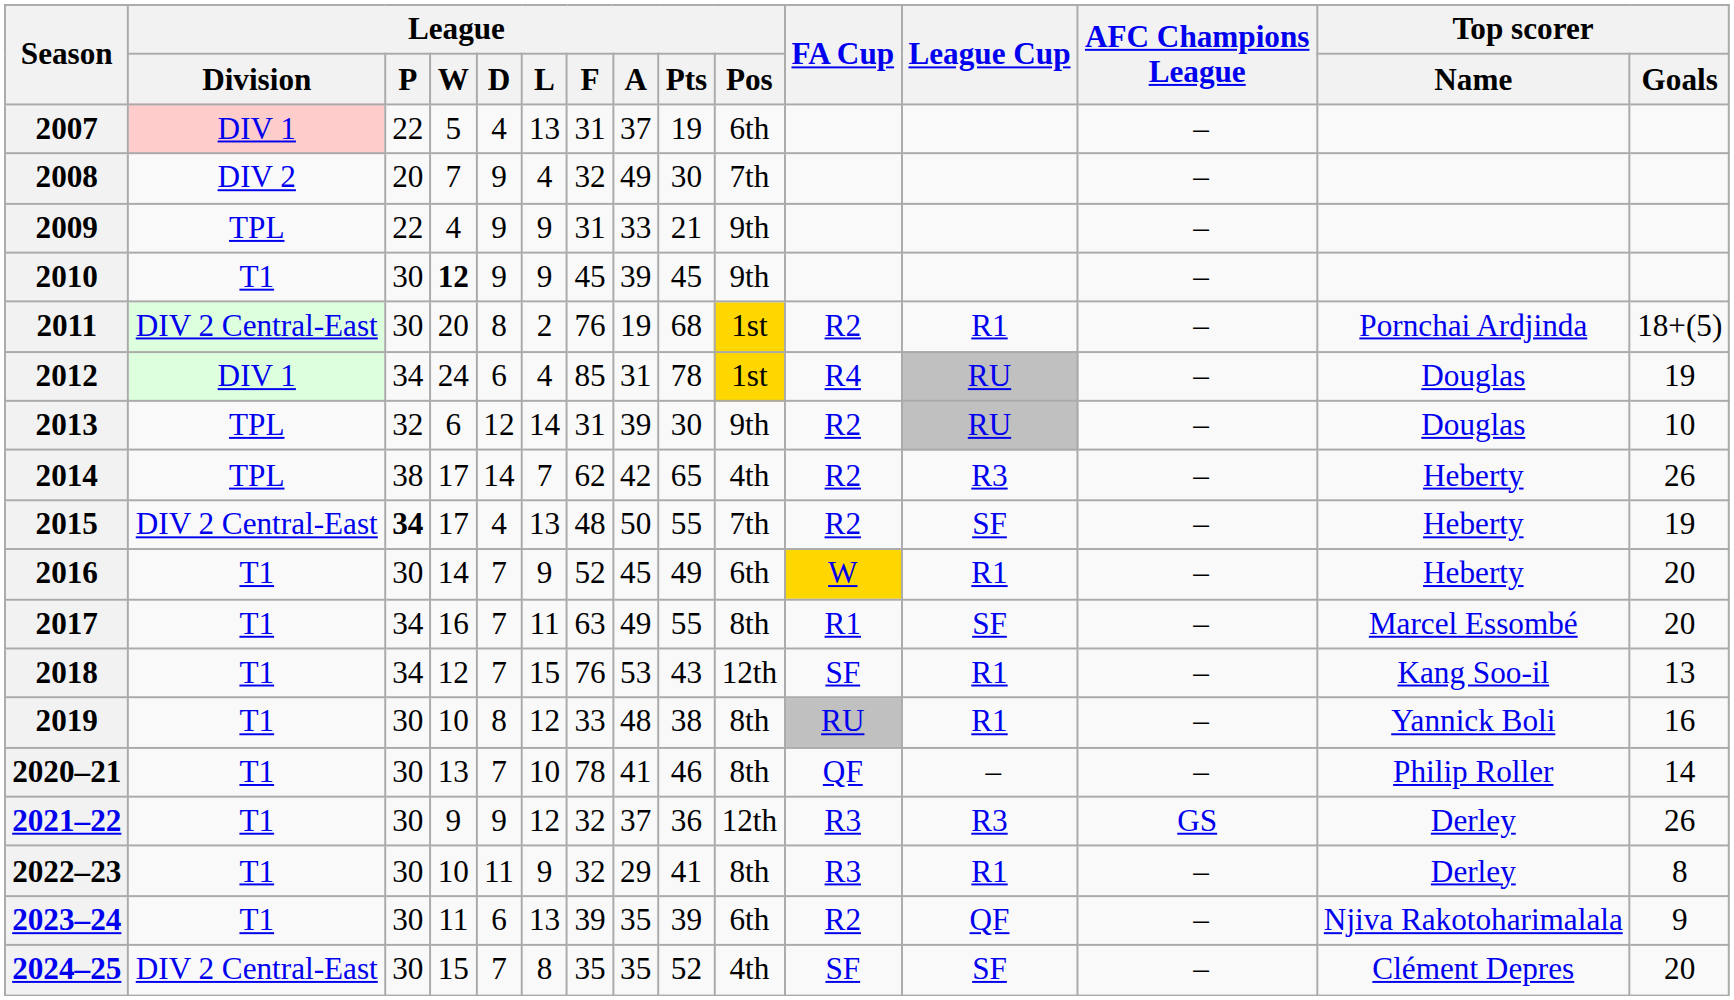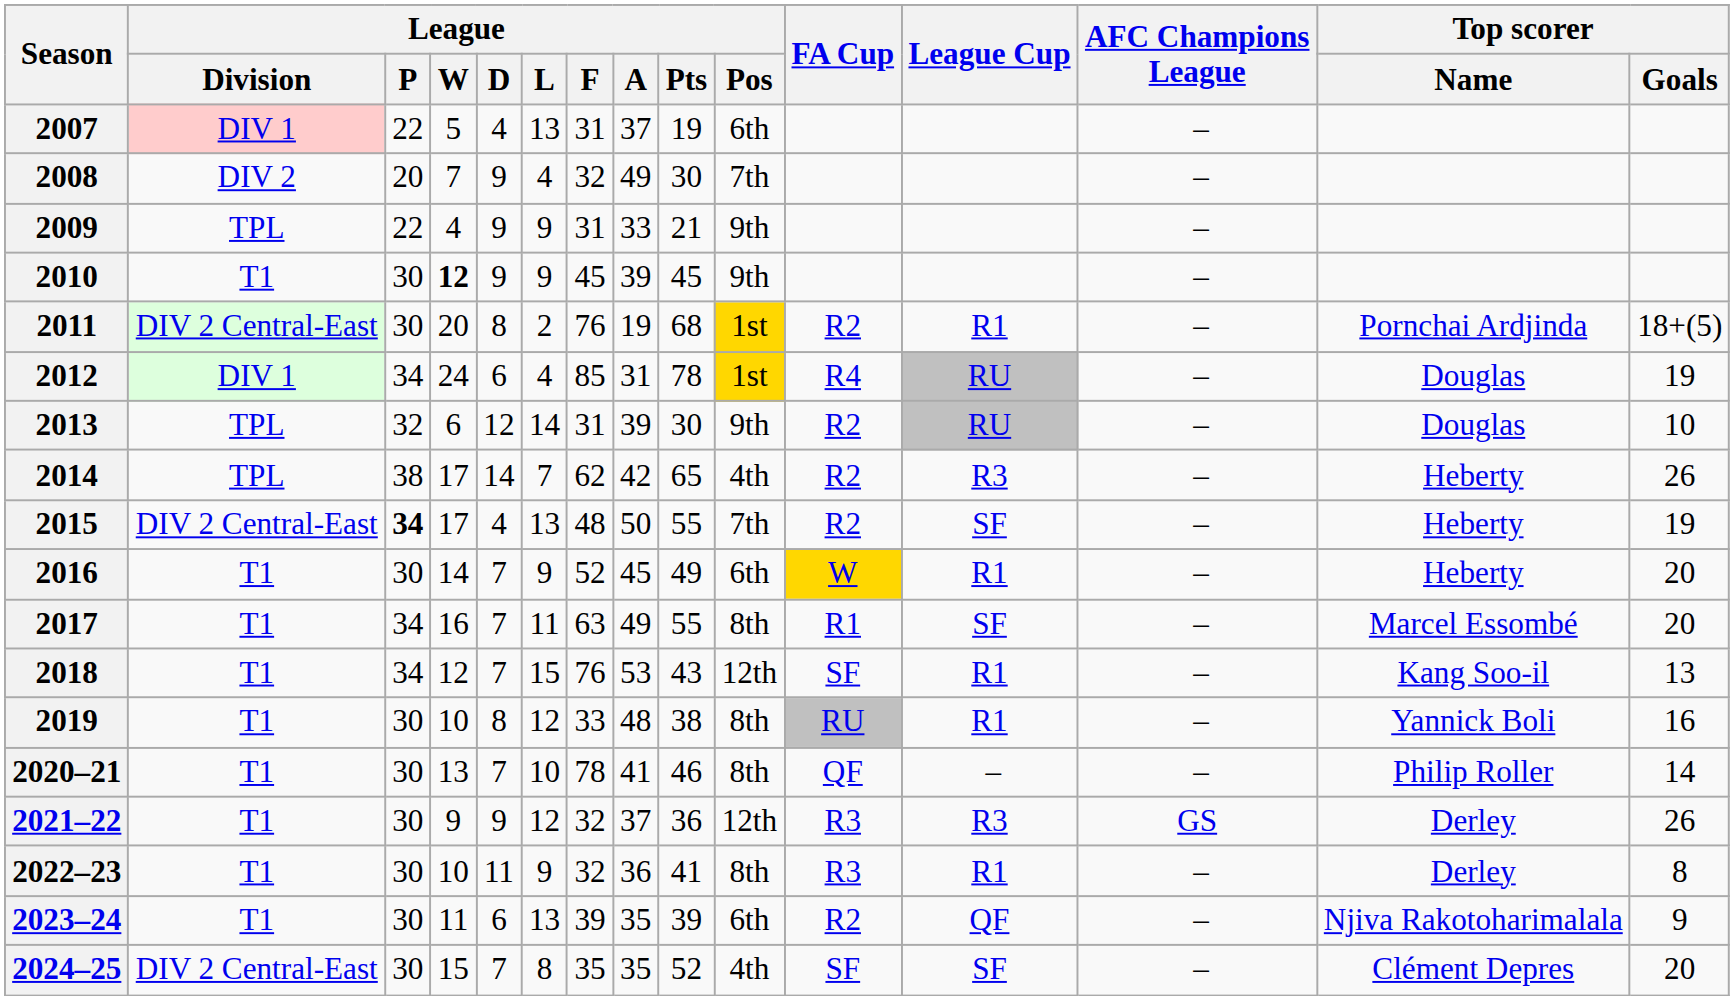(636, 870) 29 -> (636, 870) 36
